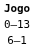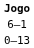rows swapped: (17, 24) <-> (17, 40)
